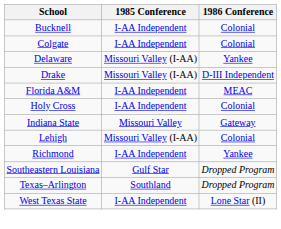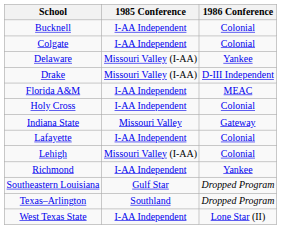+ row: (53, 138)
